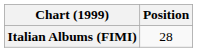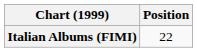(166, 36) 28 -> (166, 36) 22
